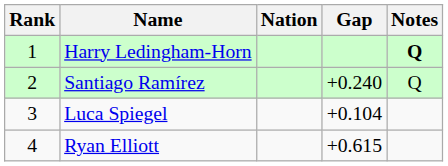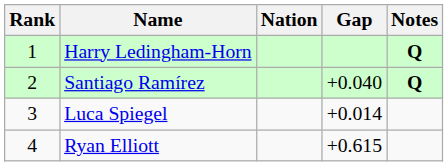(354, 82) +0.240 -> (354, 82) +0.040
(415, 82) normal -> (415, 82) bold
(354, 113) +0.104 -> (354, 113) +0.014
